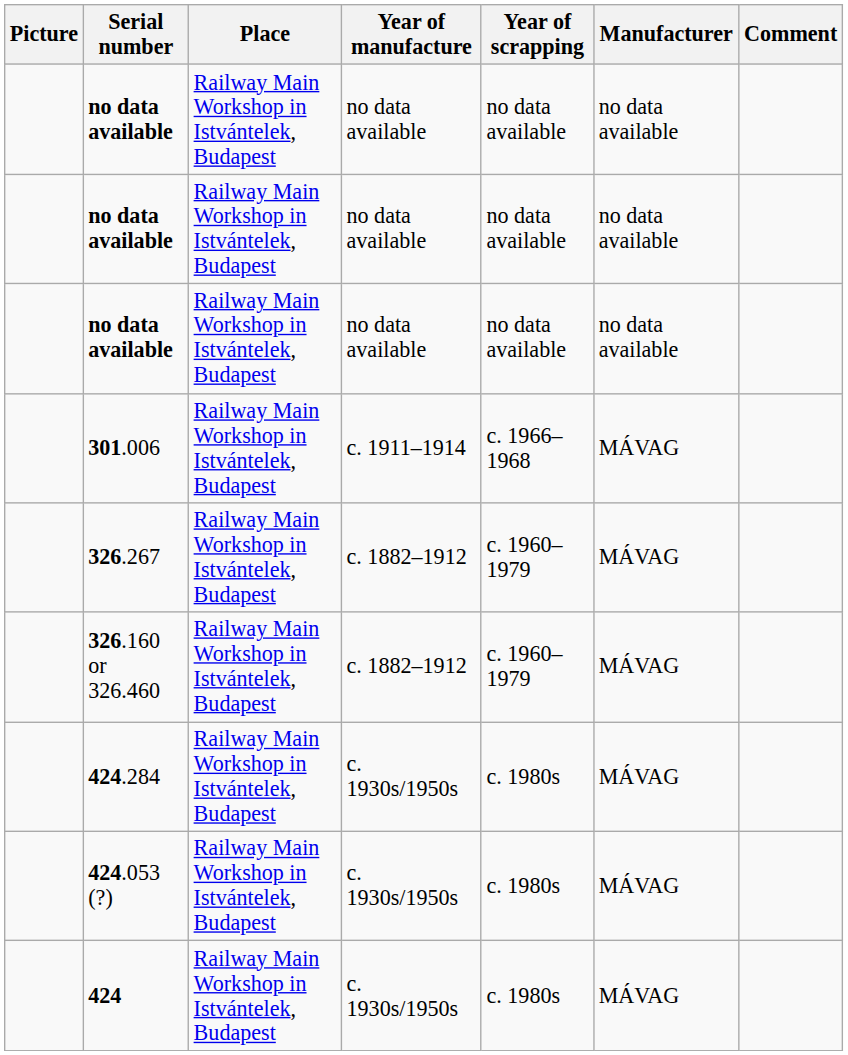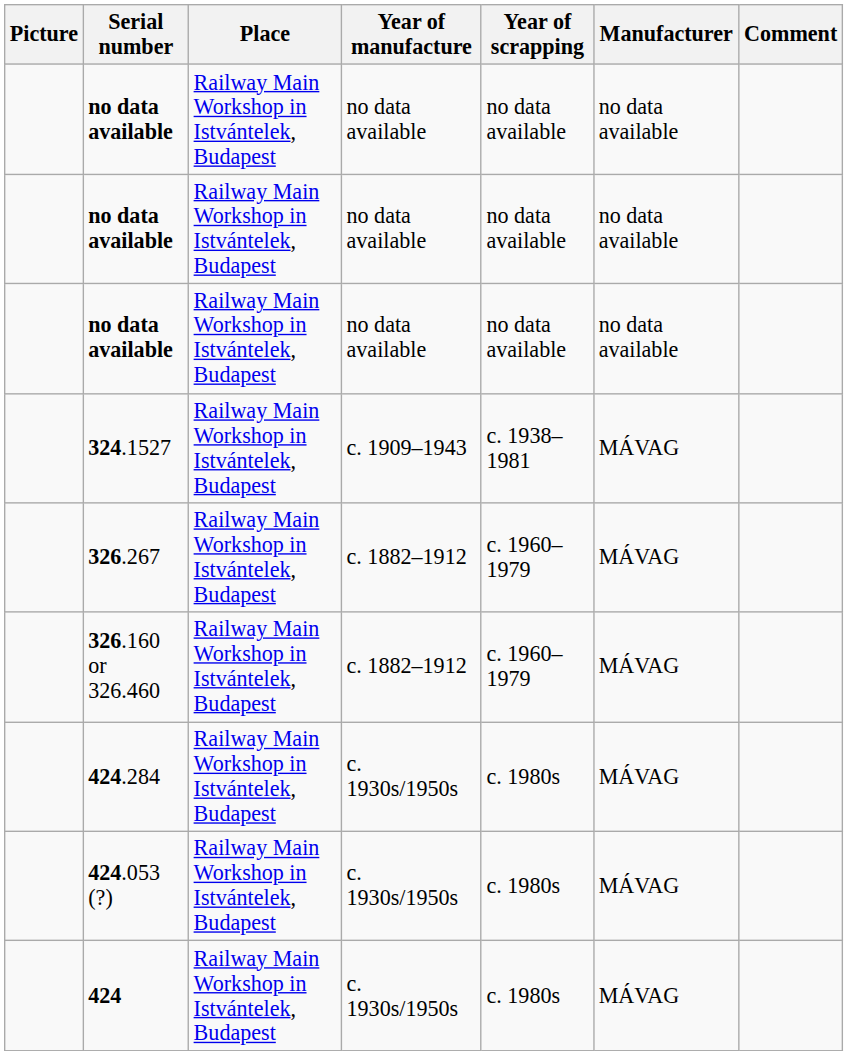- row: (124, 447)
+ row: (130, 447)
